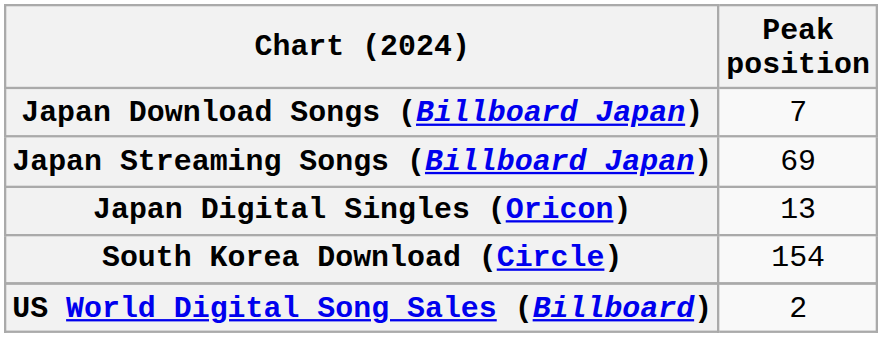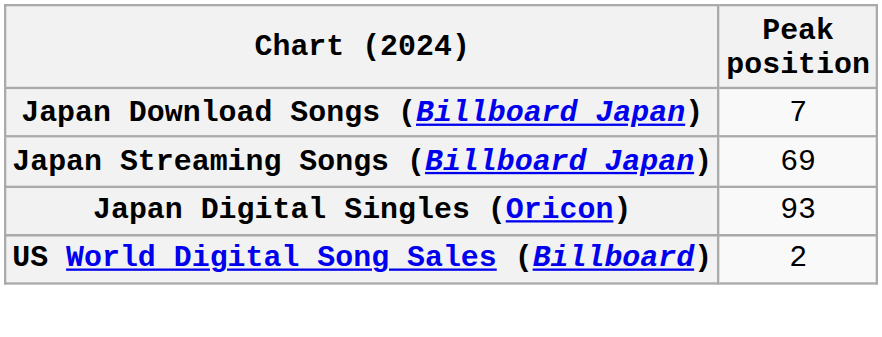(798, 210) 13 -> (798, 210) 93
- row: (362, 259)
